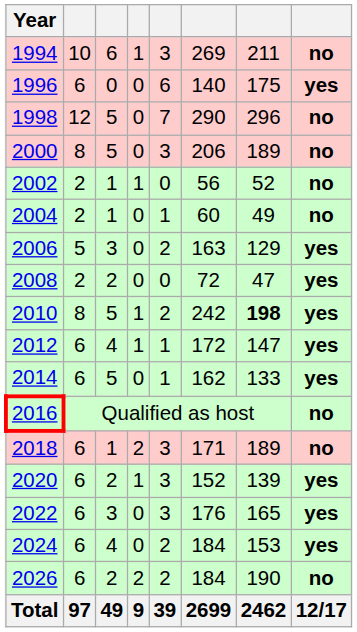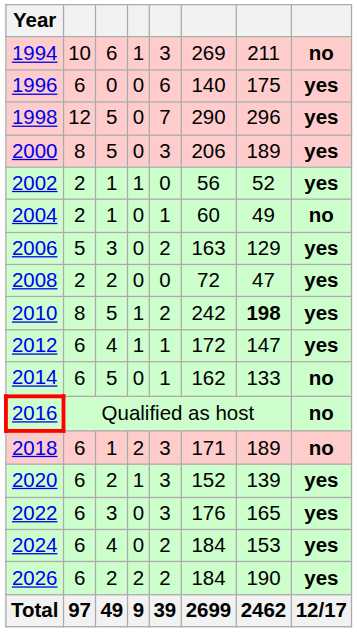(321, 118) no -> (321, 118) yes
(321, 150) no -> (321, 150) yes
(321, 183) no -> (321, 183) yes
(321, 378) yes -> (321, 378) no
(321, 578) no -> (321, 578) yes
